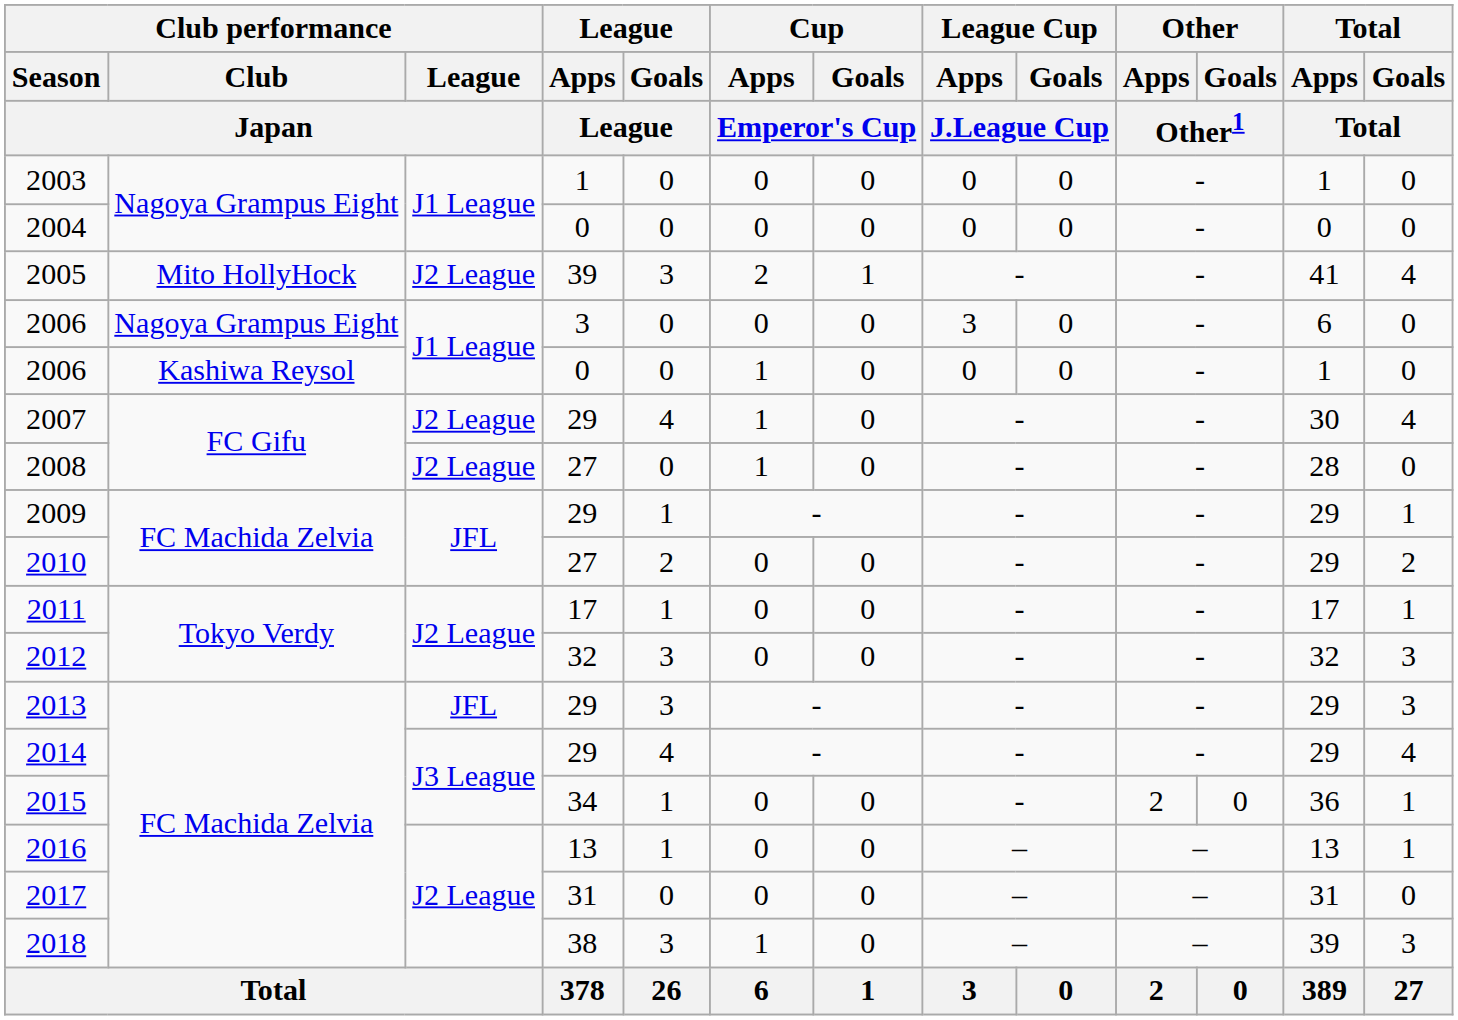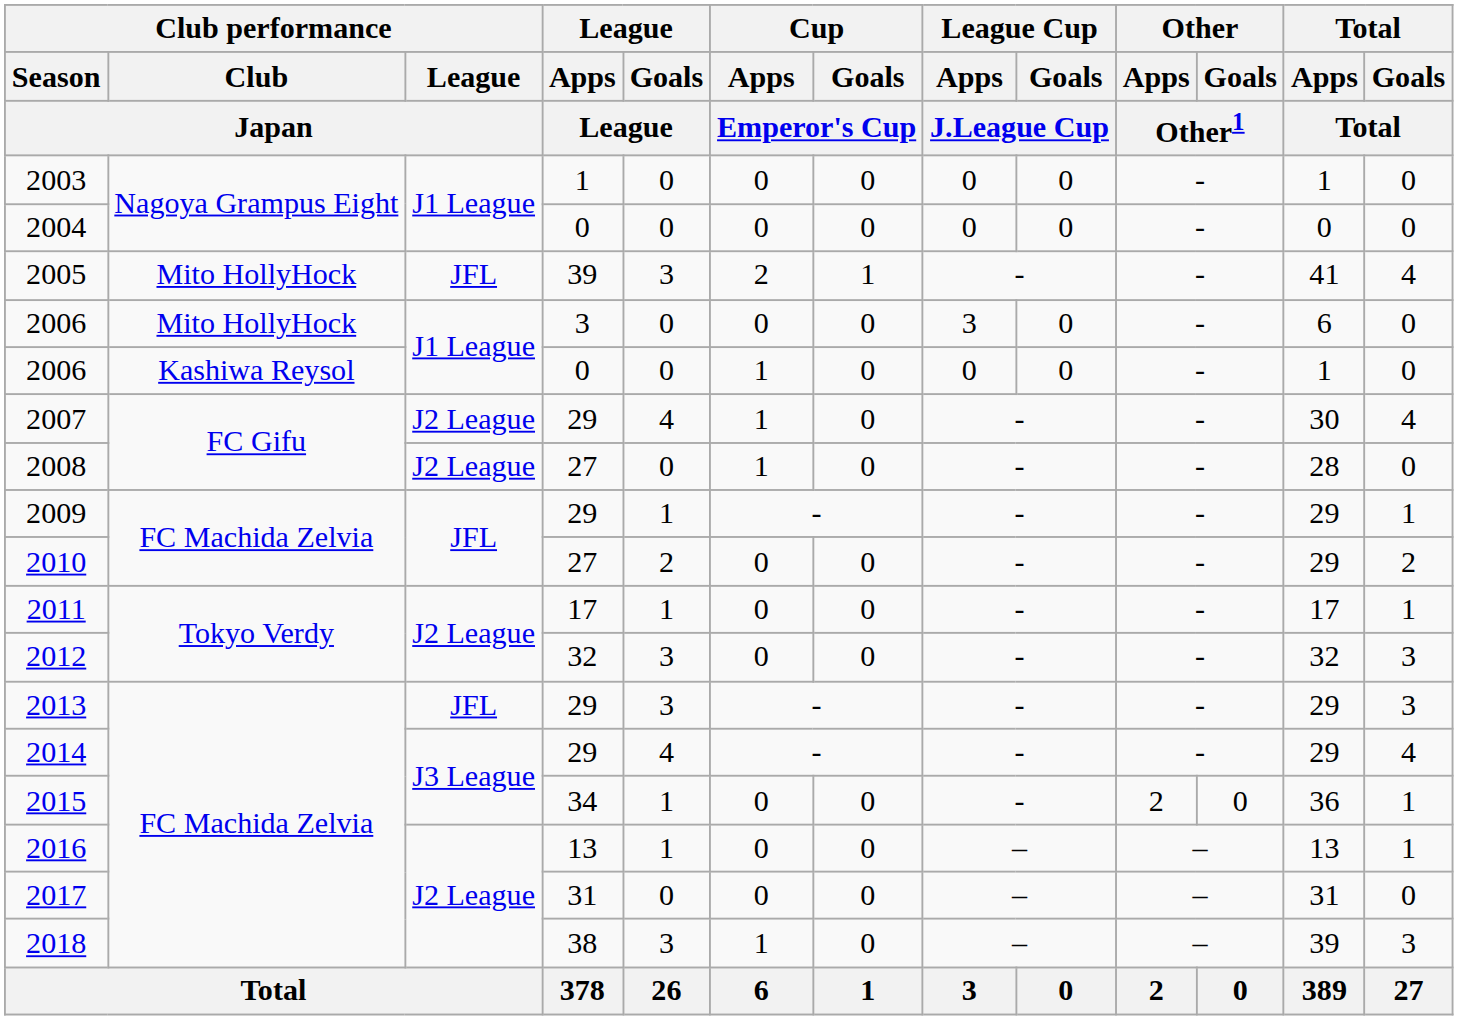(474, 275) J2 League -> (474, 275) JFL
(256, 322) Nagoya Grampus Eight -> (256, 322) Mito HollyHock
